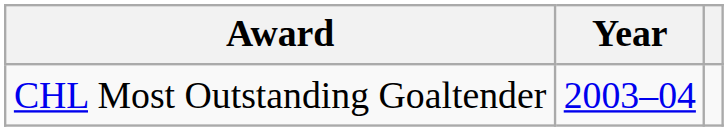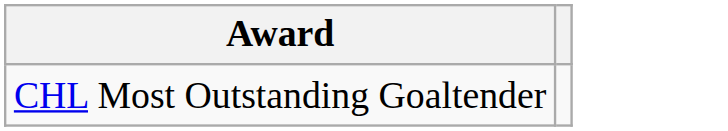- column: (630, 34)
